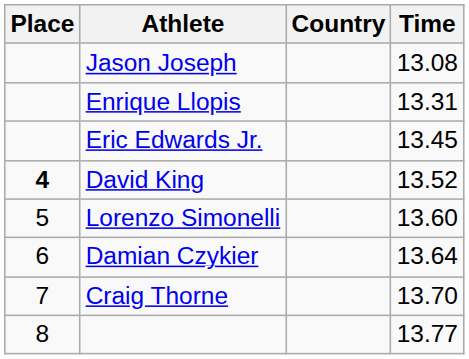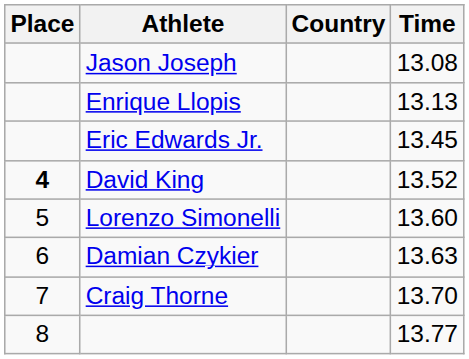(427, 101) 13.31 -> (427, 101) 13.13
(427, 256) 13.64 -> (427, 256) 13.63
